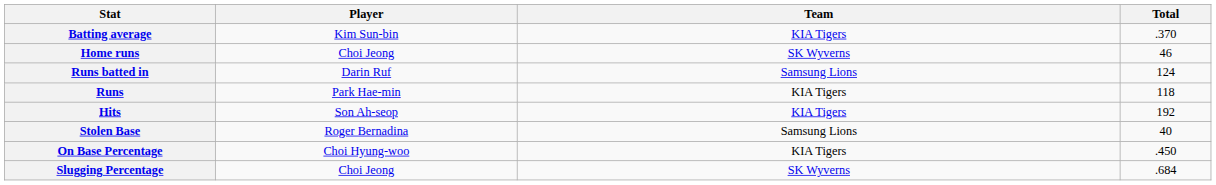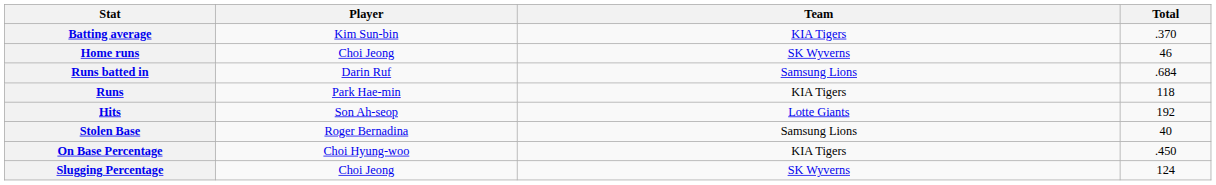(1166, 72) 124 -> (1166, 72) .684
(819, 111) KIA Tigers -> (819, 111) Lotte Giants
(1166, 170) .684 -> (1166, 170) 124
